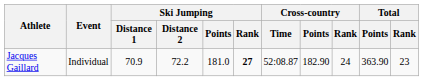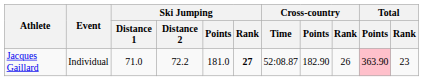(134, 62) 70.9 -> (134, 62) 71.0
(346, 62) 24 -> (346, 62) 26
(375, 62) no background -> (375, 62) pink background
